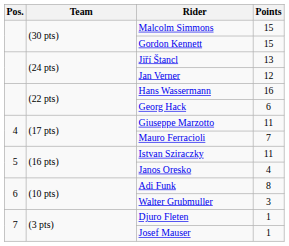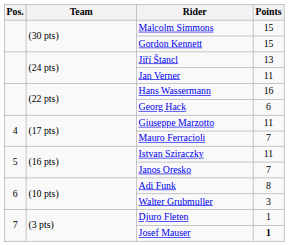(269, 75) 12 -> (269, 75) 11
(269, 170) 4 -> (269, 170) 7
(269, 233) normal -> (269, 233) bold
